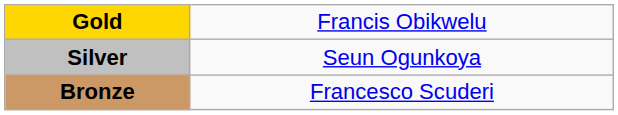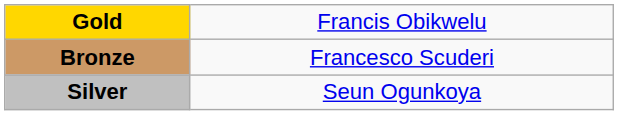rows swapped: (97, 57) <-> (97, 92)
